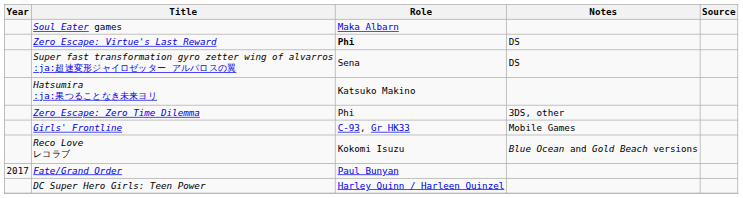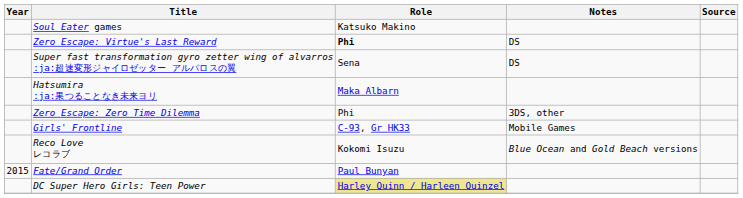(368, 27) Maka Albarn -> (377, 27) Katsuko Makino
(377, 91) Katsuko Makino -> (368, 91) Maka Albarn
(18, 171) 2017 -> (18, 171) 2015
(421, 186) no background -> (421, 186) khaki background
